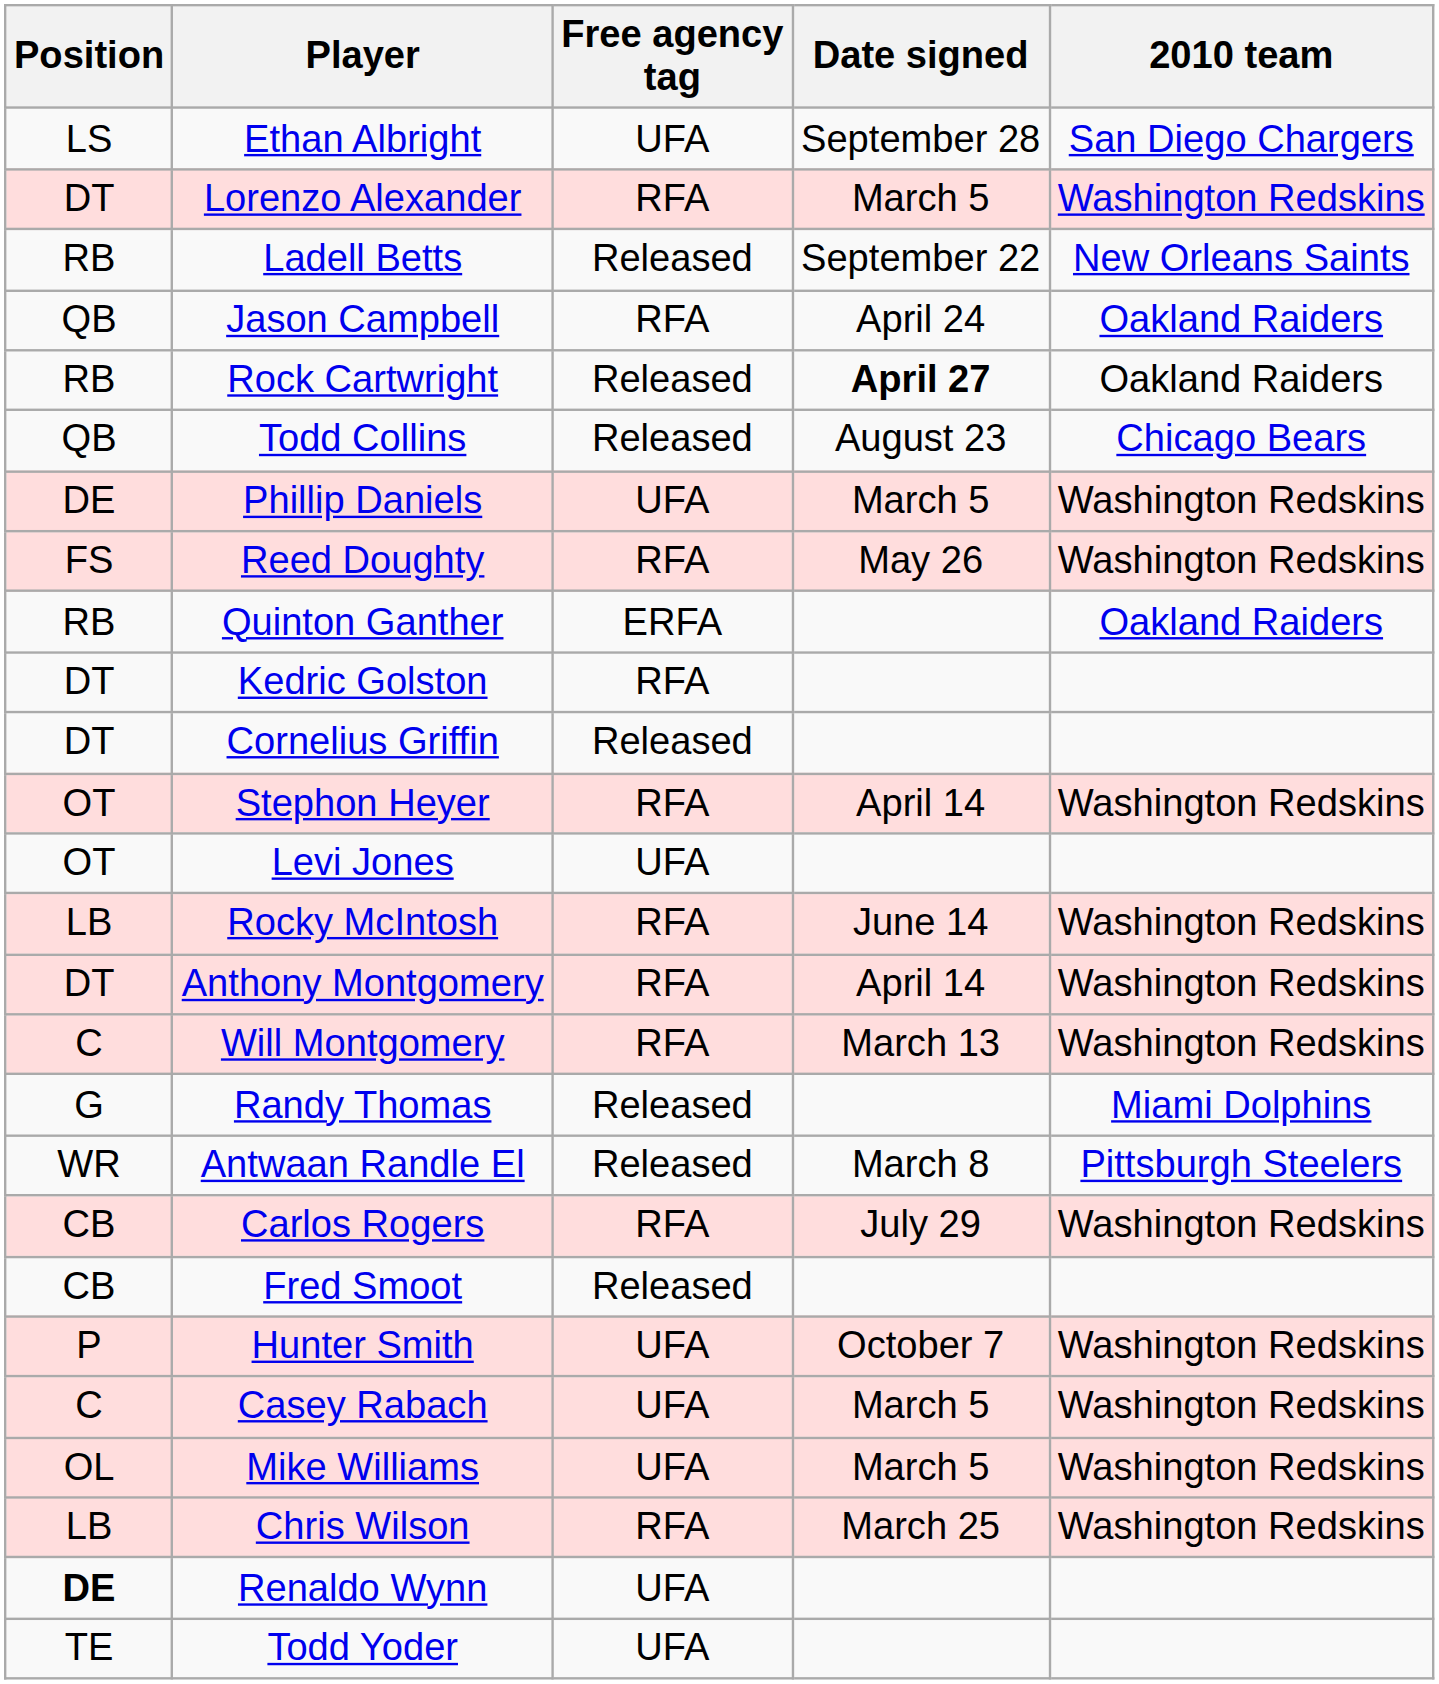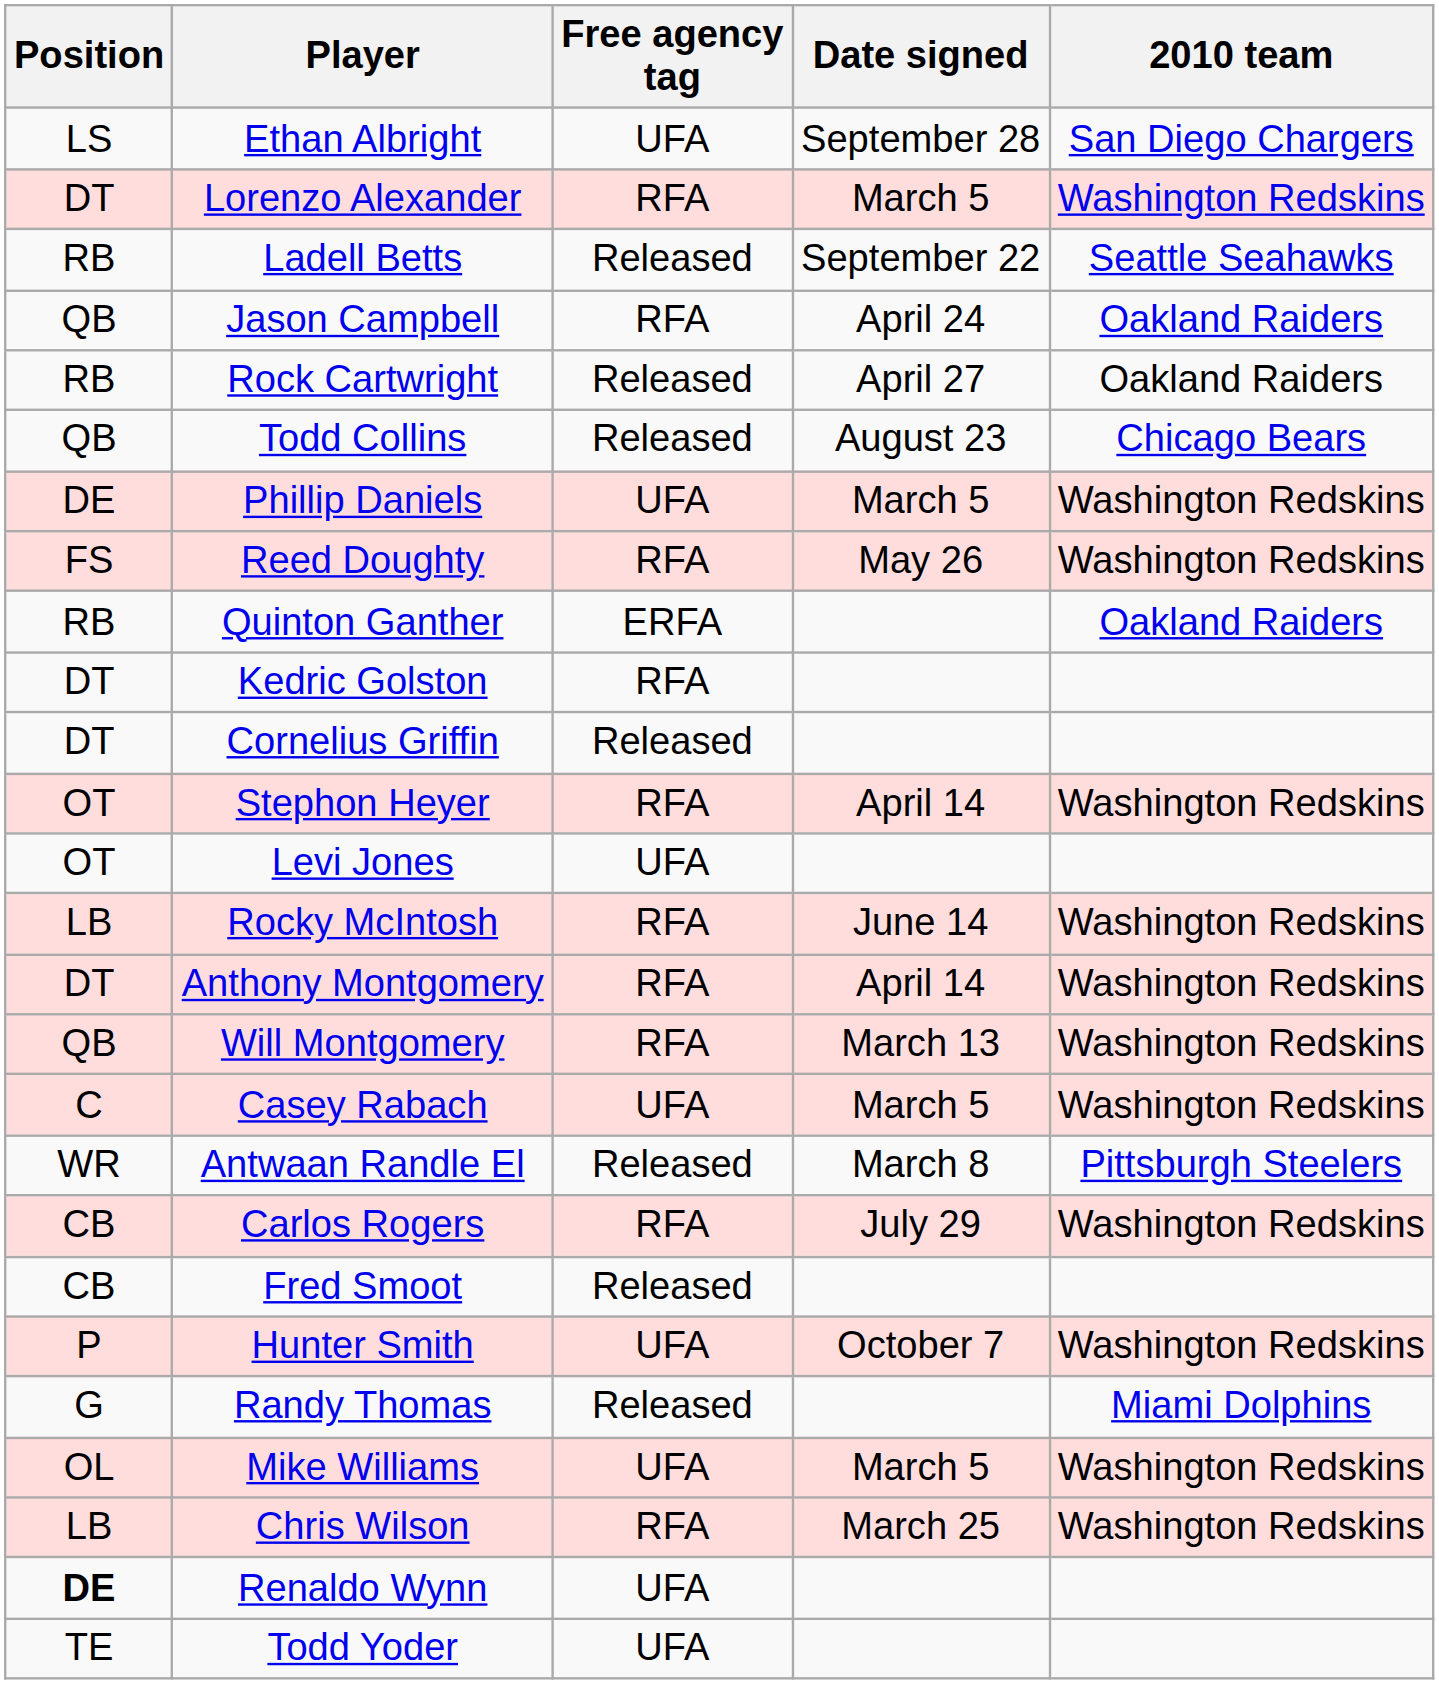(1241, 258) New Orleans Saints -> (1241, 258) Seattle Seahawks
(921, 379) bold -> (921, 379) normal
(89, 1043) C -> (89, 1043) QB
rows swapped: (363, 1406) <-> (363, 1104)
